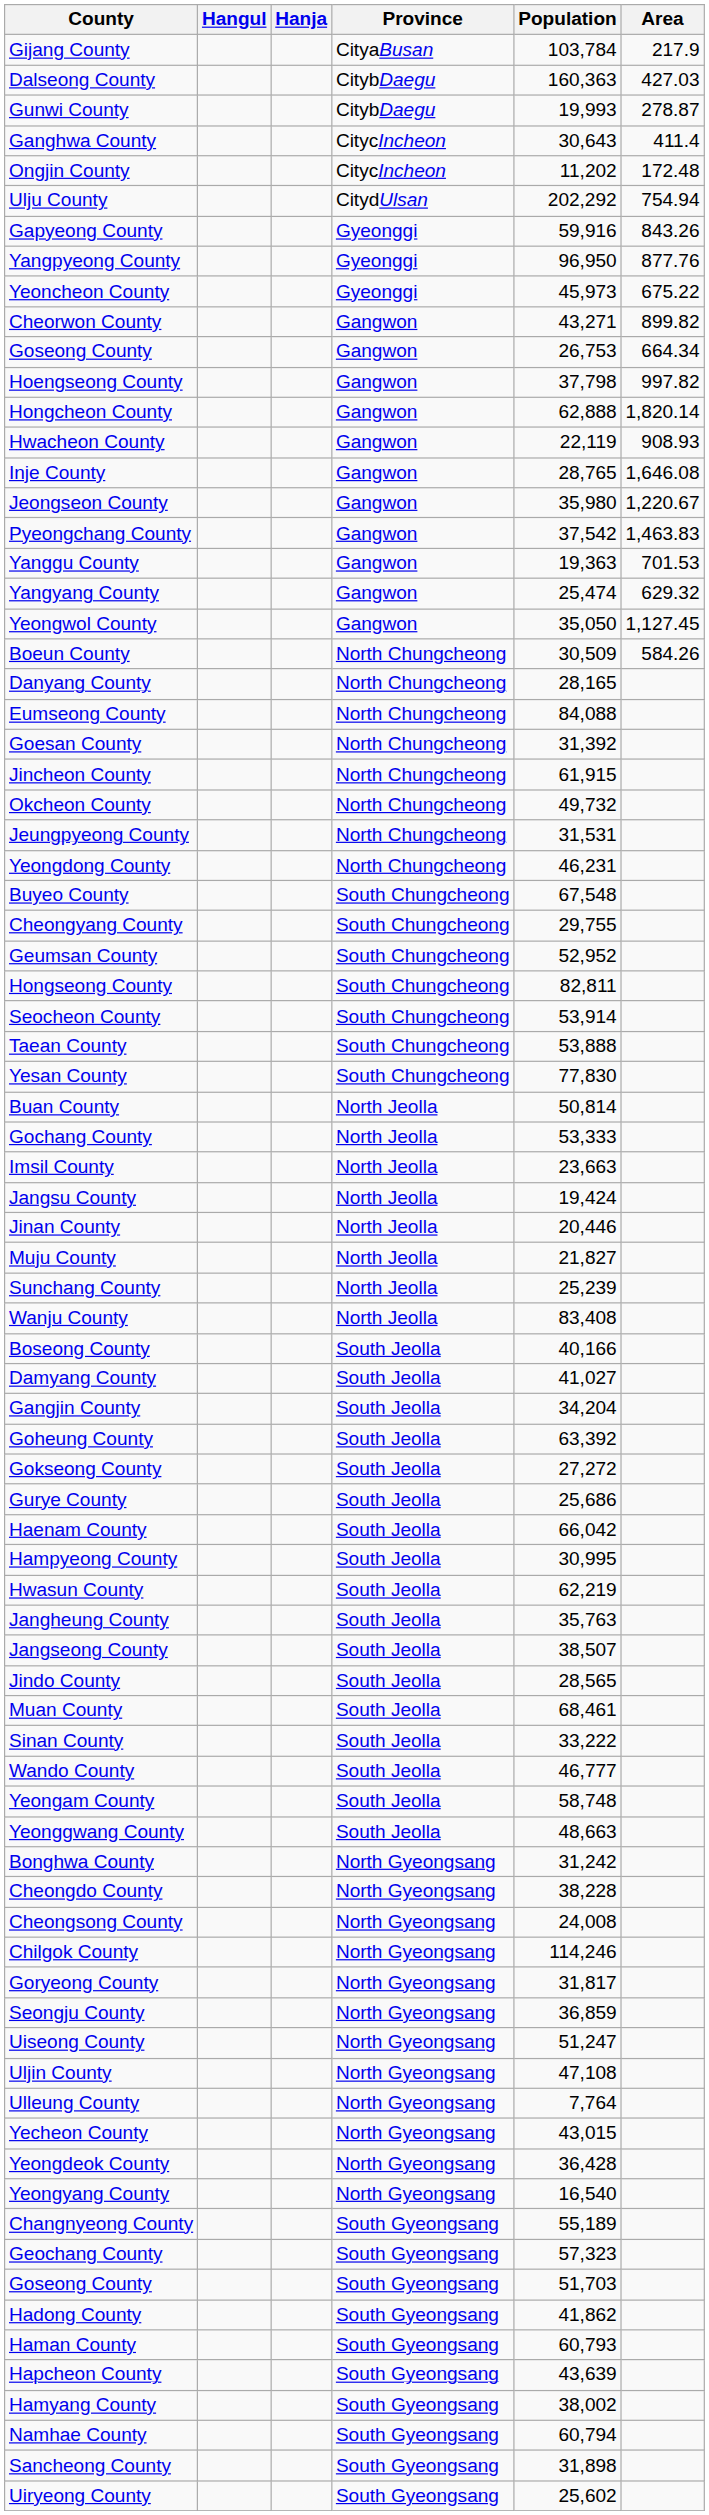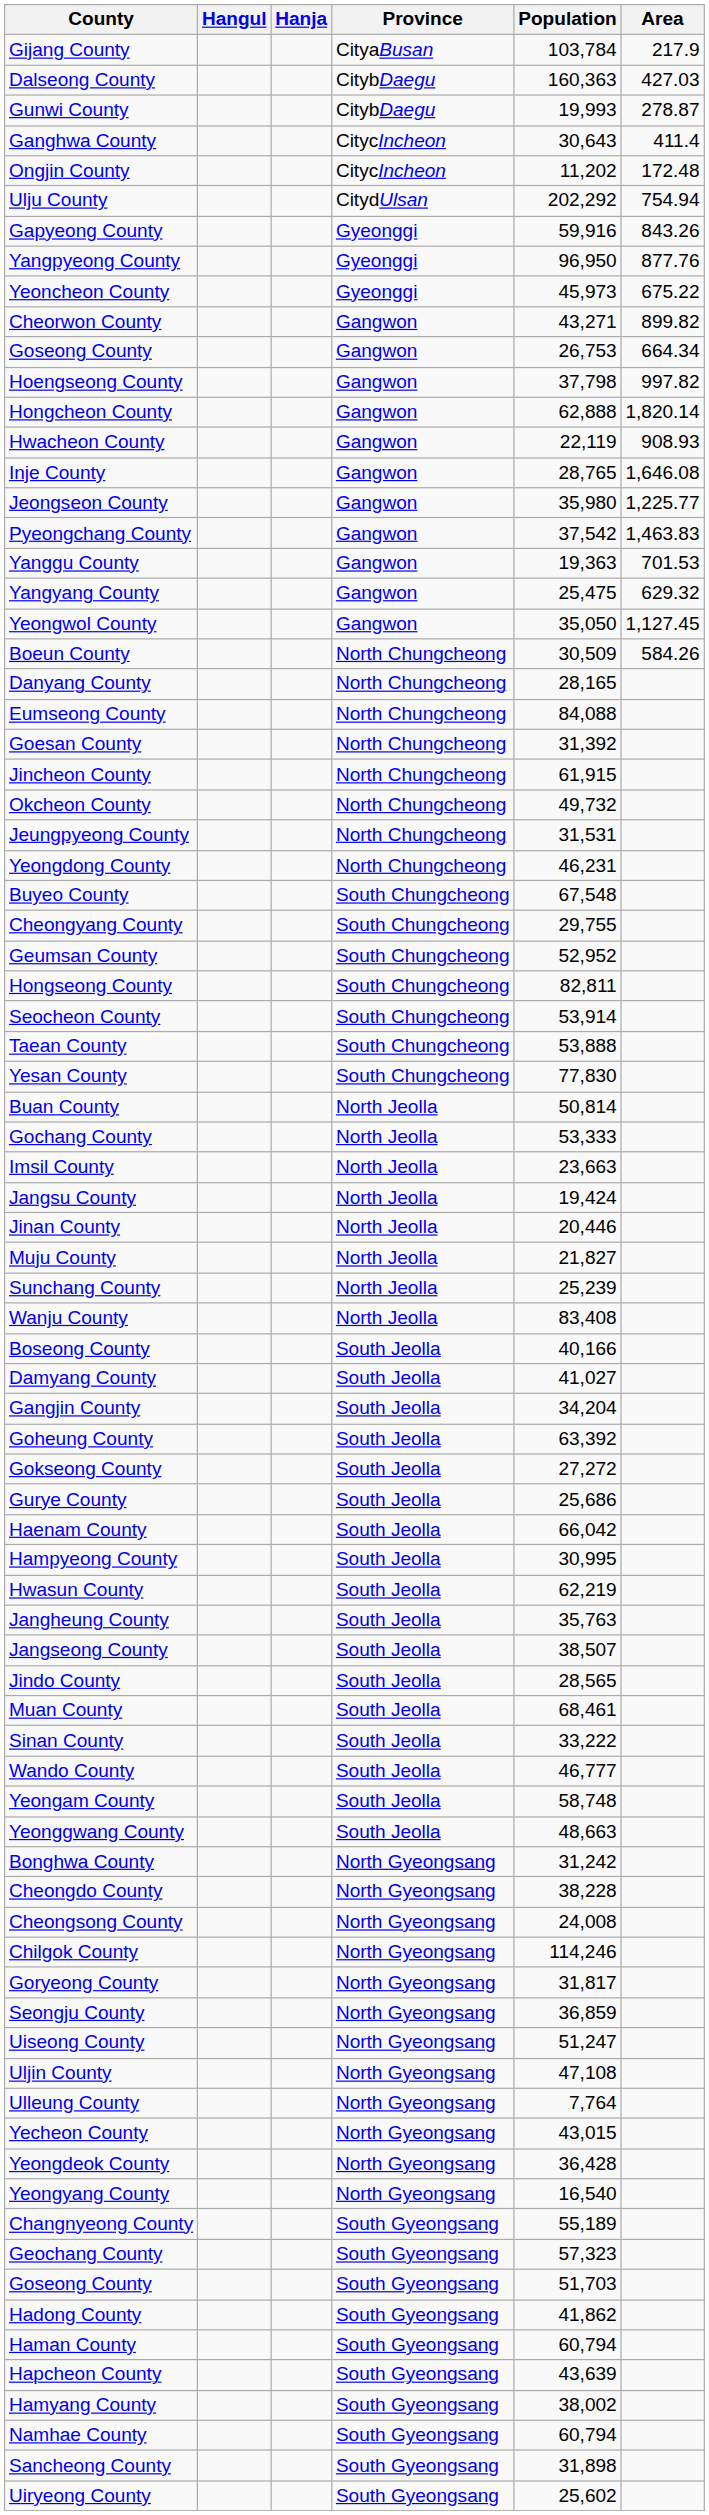(662, 502) 1,220.67 -> (662, 502) 1,225.77
(588, 593) 25,474 -> (588, 593) 25,475
(588, 2344) 60,793 -> (588, 2344) 60,794
